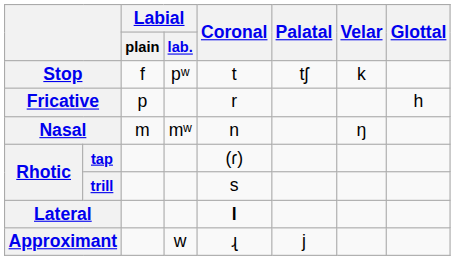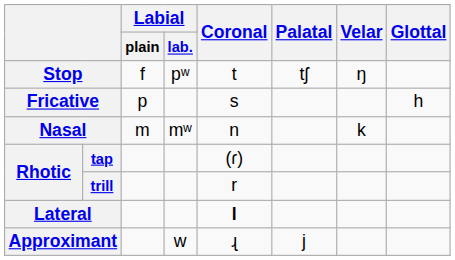(361, 74) k -> (361, 74) ŋ
(234, 102) r -> (234, 102) s
(361, 130) ŋ -> (361, 130) k
(234, 185) s -> (234, 185) r
